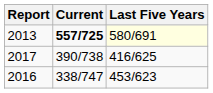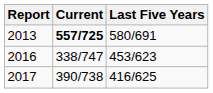(133, 35) lightyellow background -> (133, 35) no background
rows swapped: (22, 77) <-> (22, 56)
